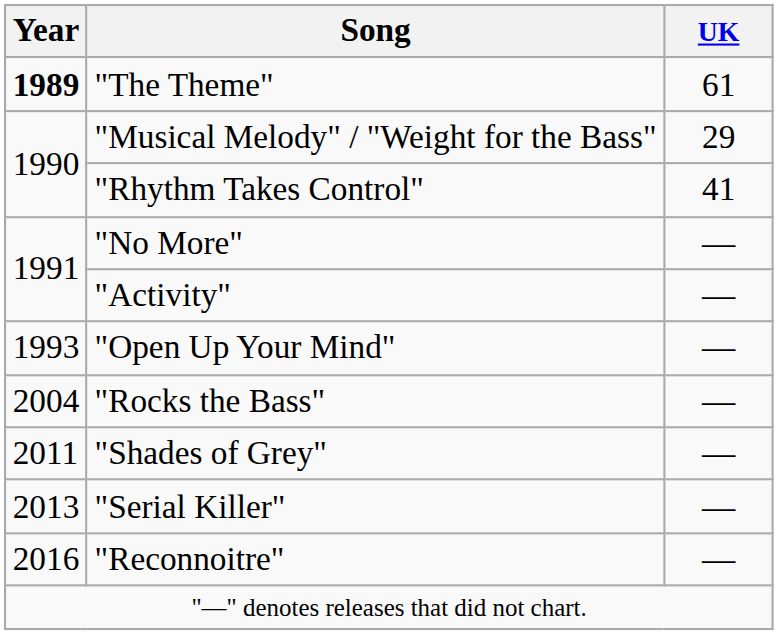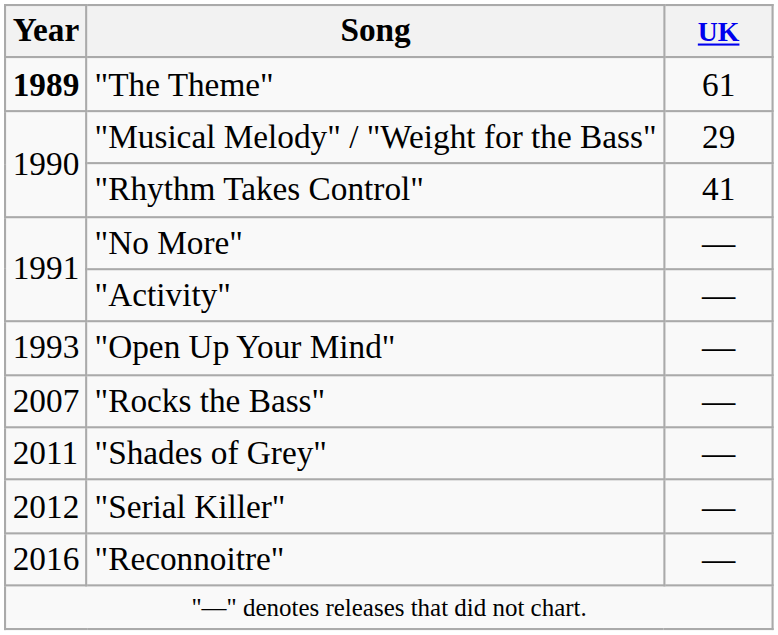(46, 400) 2004 -> (46, 400) 2007
(46, 505) 2013 -> (46, 505) 2012
